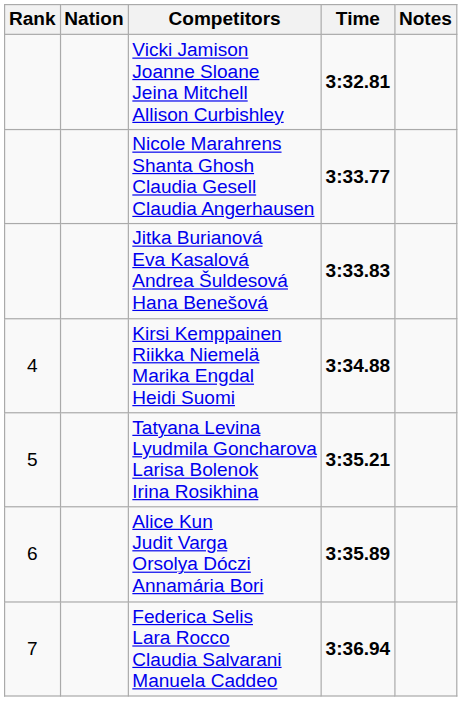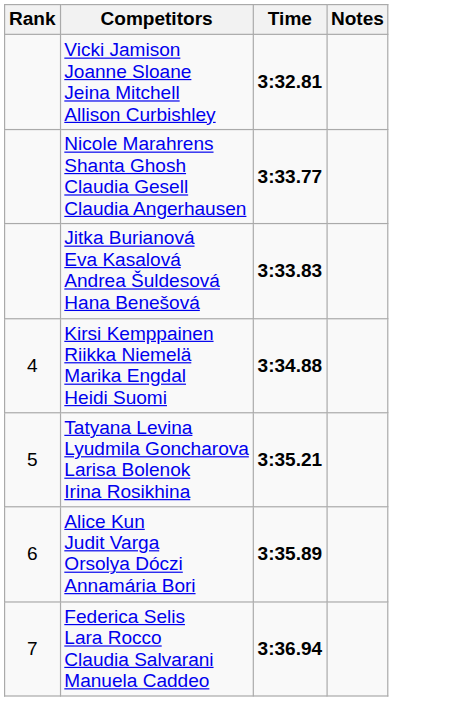- column: (94, 19)
